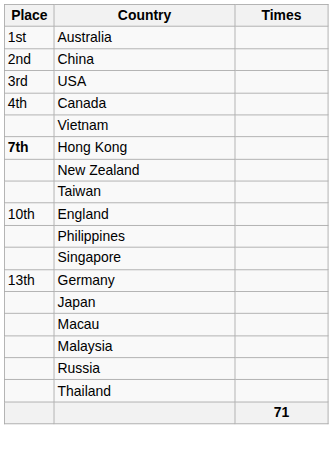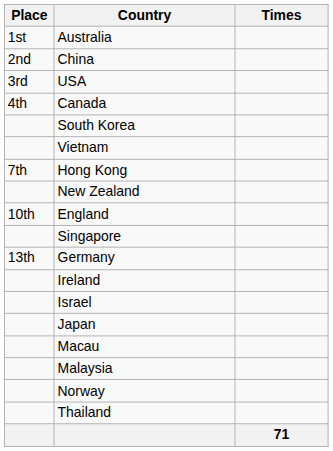+ row: (96, 125)
(18, 147) bold -> (17, 170) normal
- row: (79, 192)
- row: (91, 236)
+ row: (79, 280)
+ row: (75, 302)
+ row: (81, 390)
- row: (79, 368)
